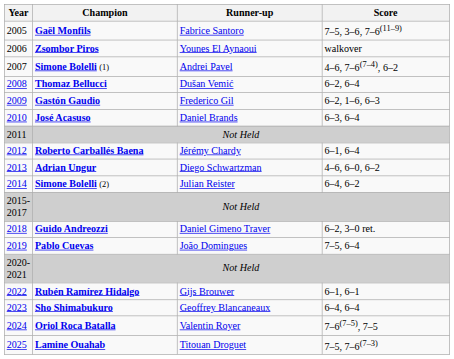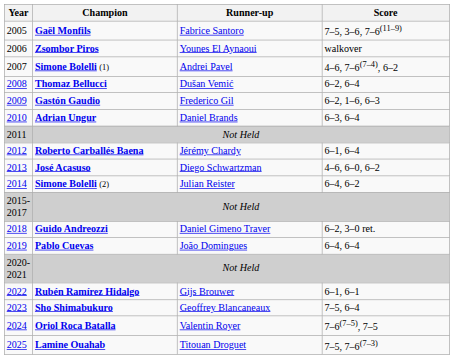(63, 118) José Acasuso -> (66, 118) Adrian Ungur
(66, 168) Adrian Ungur -> (63, 168) José Acasuso
(342, 246) 7–5, 6–4 -> (342, 246) 6–4, 6–4
(342, 308) 6–4, 6–4 -> (342, 308) 7–5, 6–4
